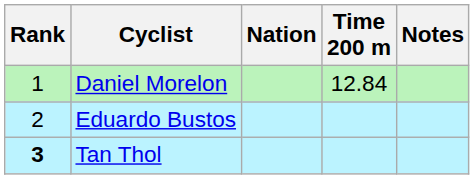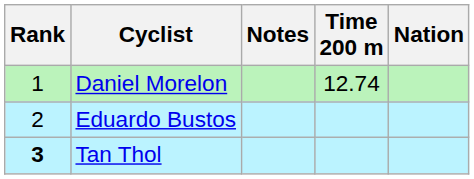columns swapped: (282, 35) <-> (433, 35)
(359, 83) 12.84 -> (351, 83) 12.74
